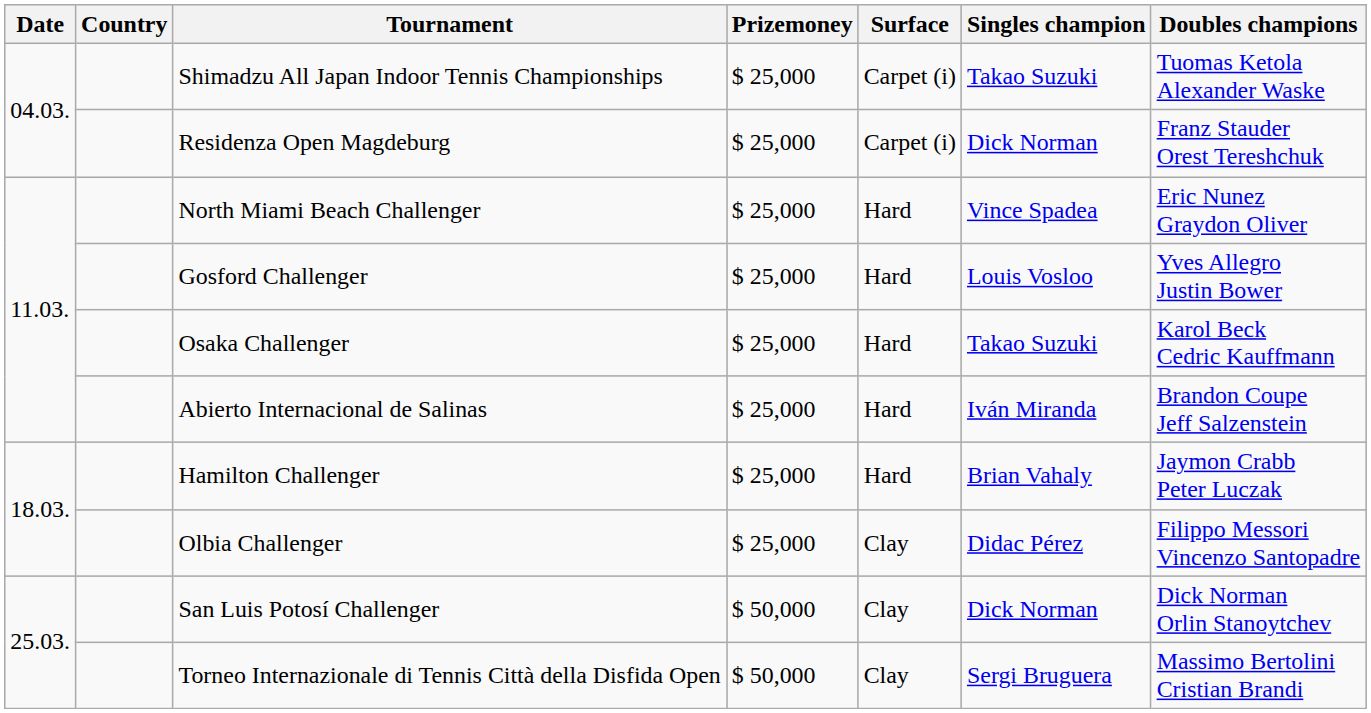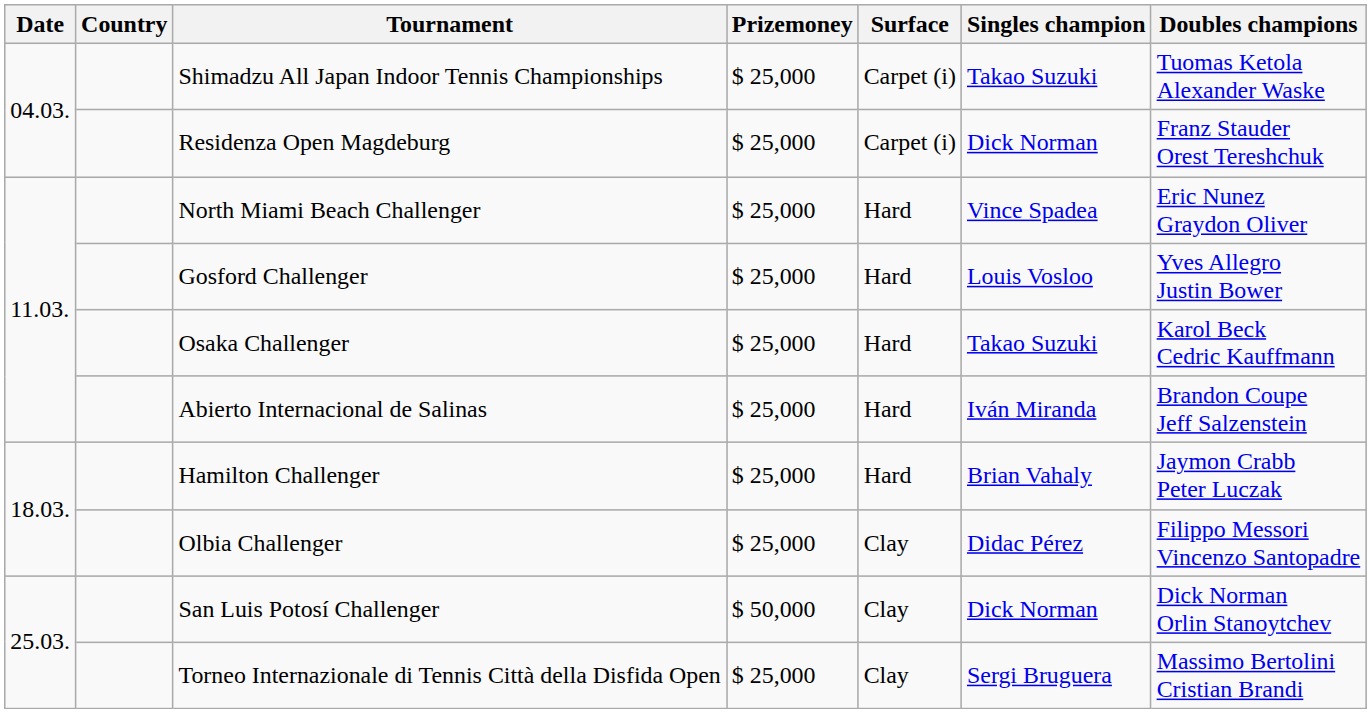(774, 674) $ 50,000 -> (774, 674) $ 25,000
